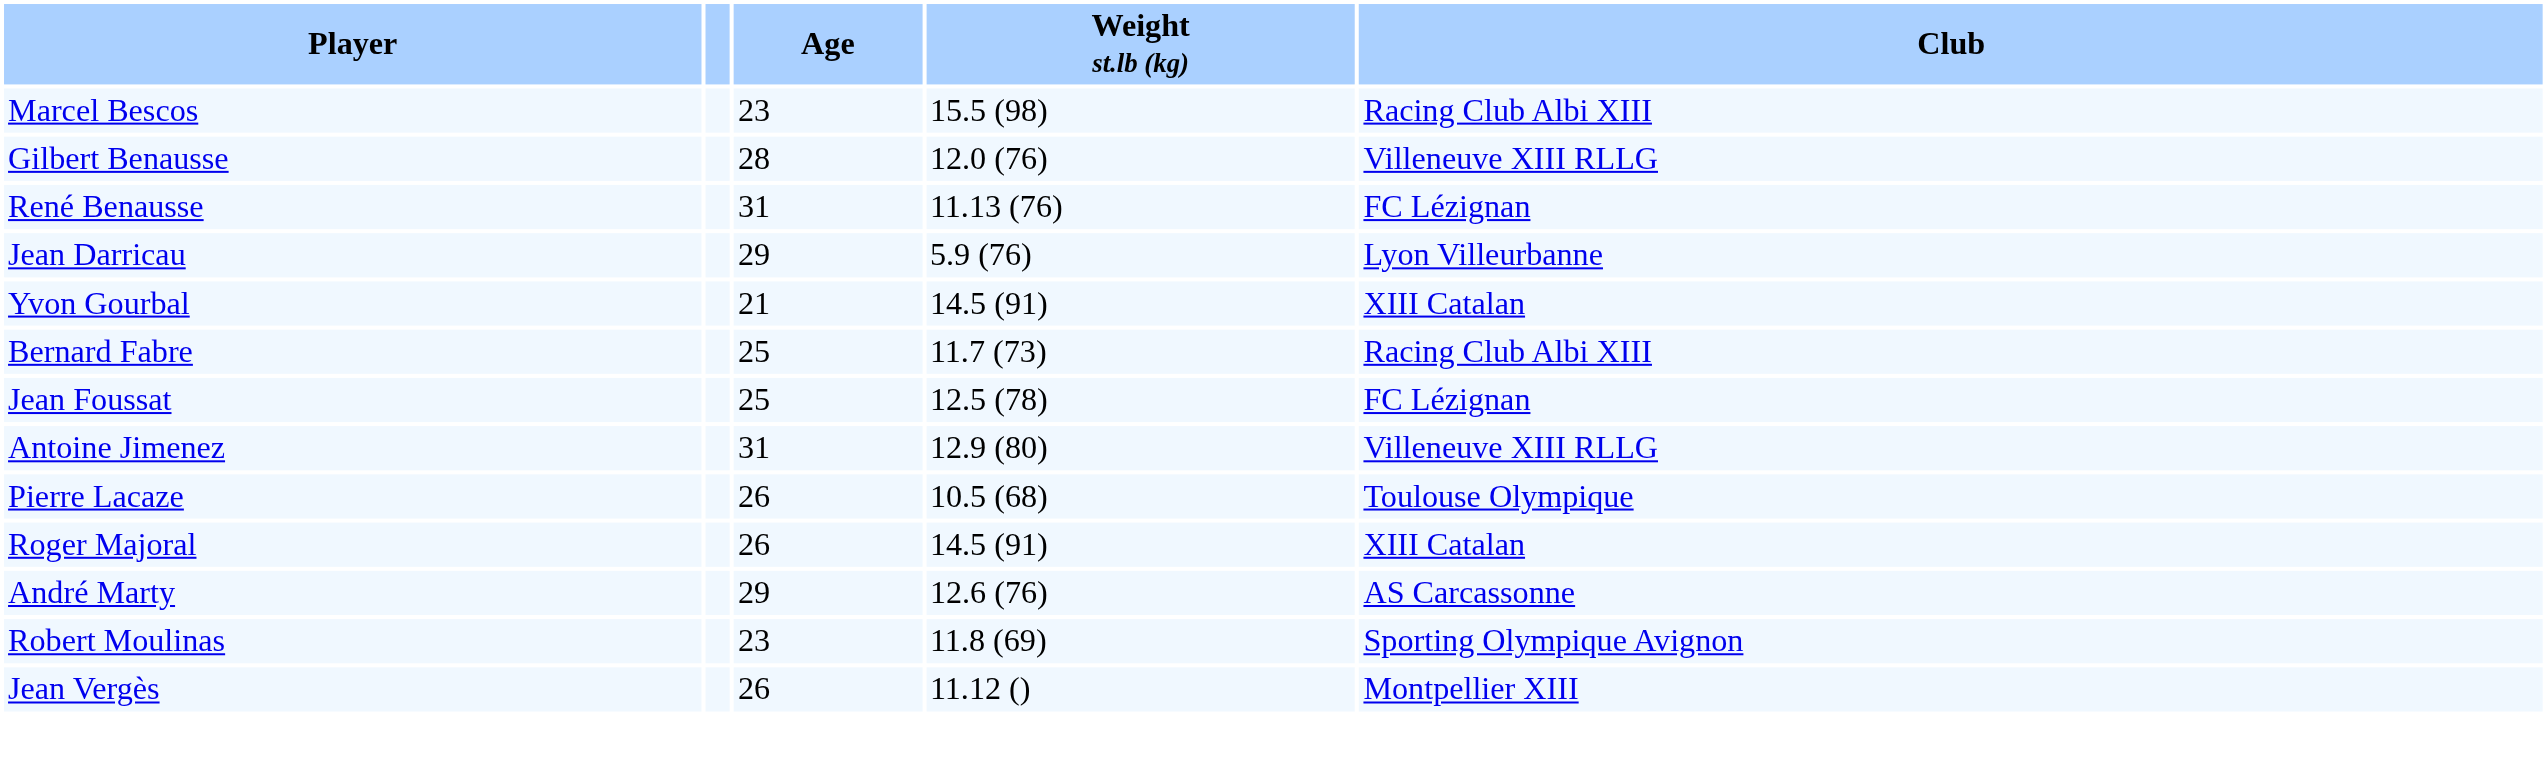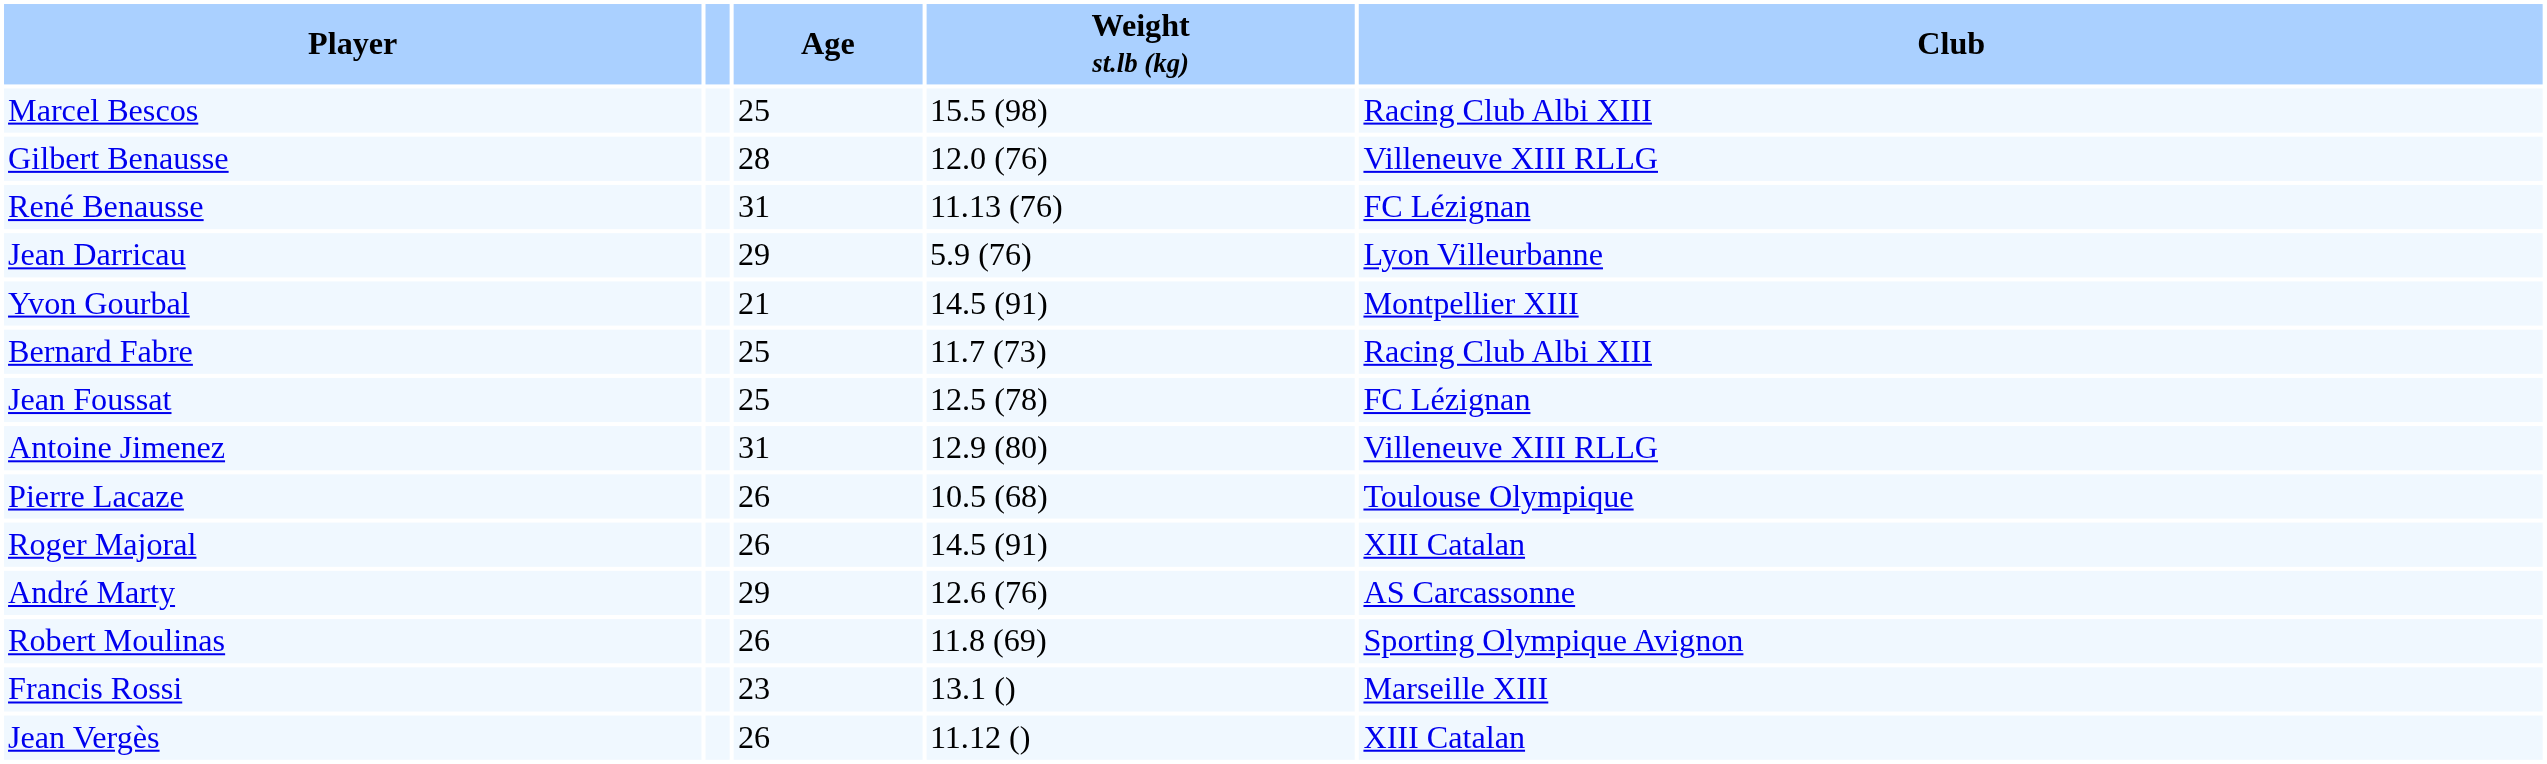(754, 110) 23 -> (754, 110) 25
(1444, 303) XIII Catalan -> (1471, 303) Montpellier XIII
(754, 640) 23 -> (754, 640) 26
+ row: (95, 688)
(1471, 688) Montpellier XIII -> (1444, 737) XIII Catalan
